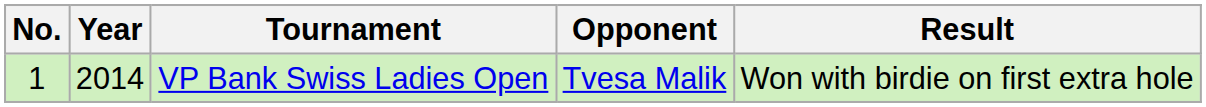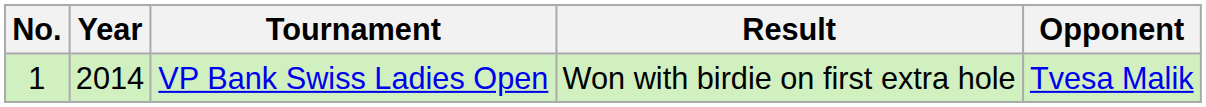columns swapped: (644, 30) <-> (967, 30)
